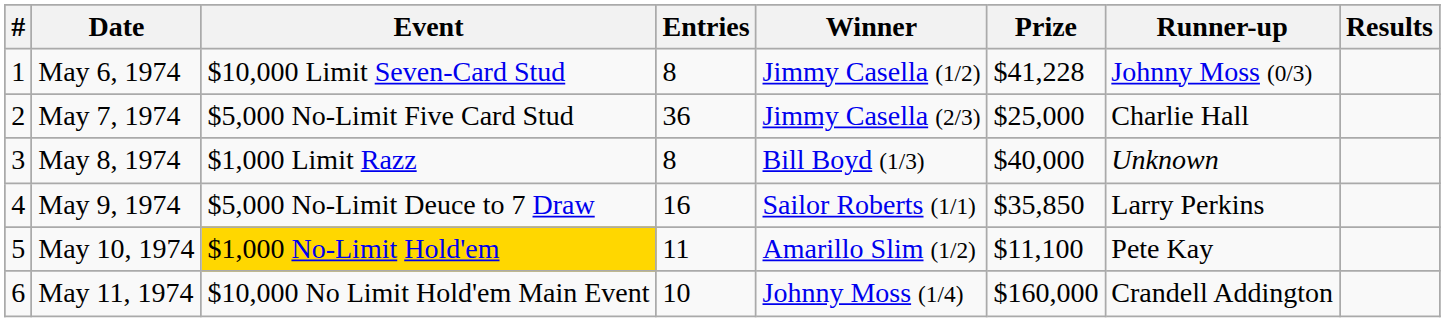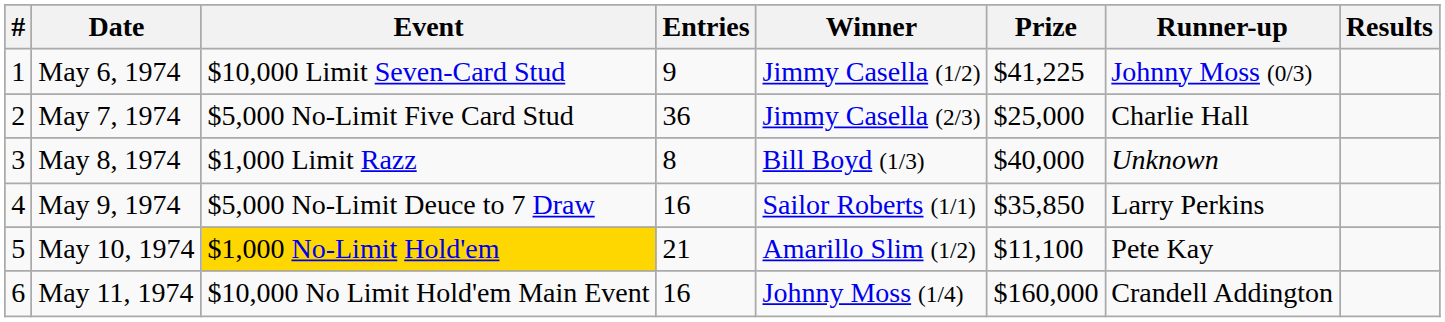(669, 71) 8 -> (669, 71) 9
(1039, 71) $41,228 -> (1039, 71) $41,225
(676, 248) 11 -> (676, 248) 21
(676, 293) 10 -> (676, 293) 16
